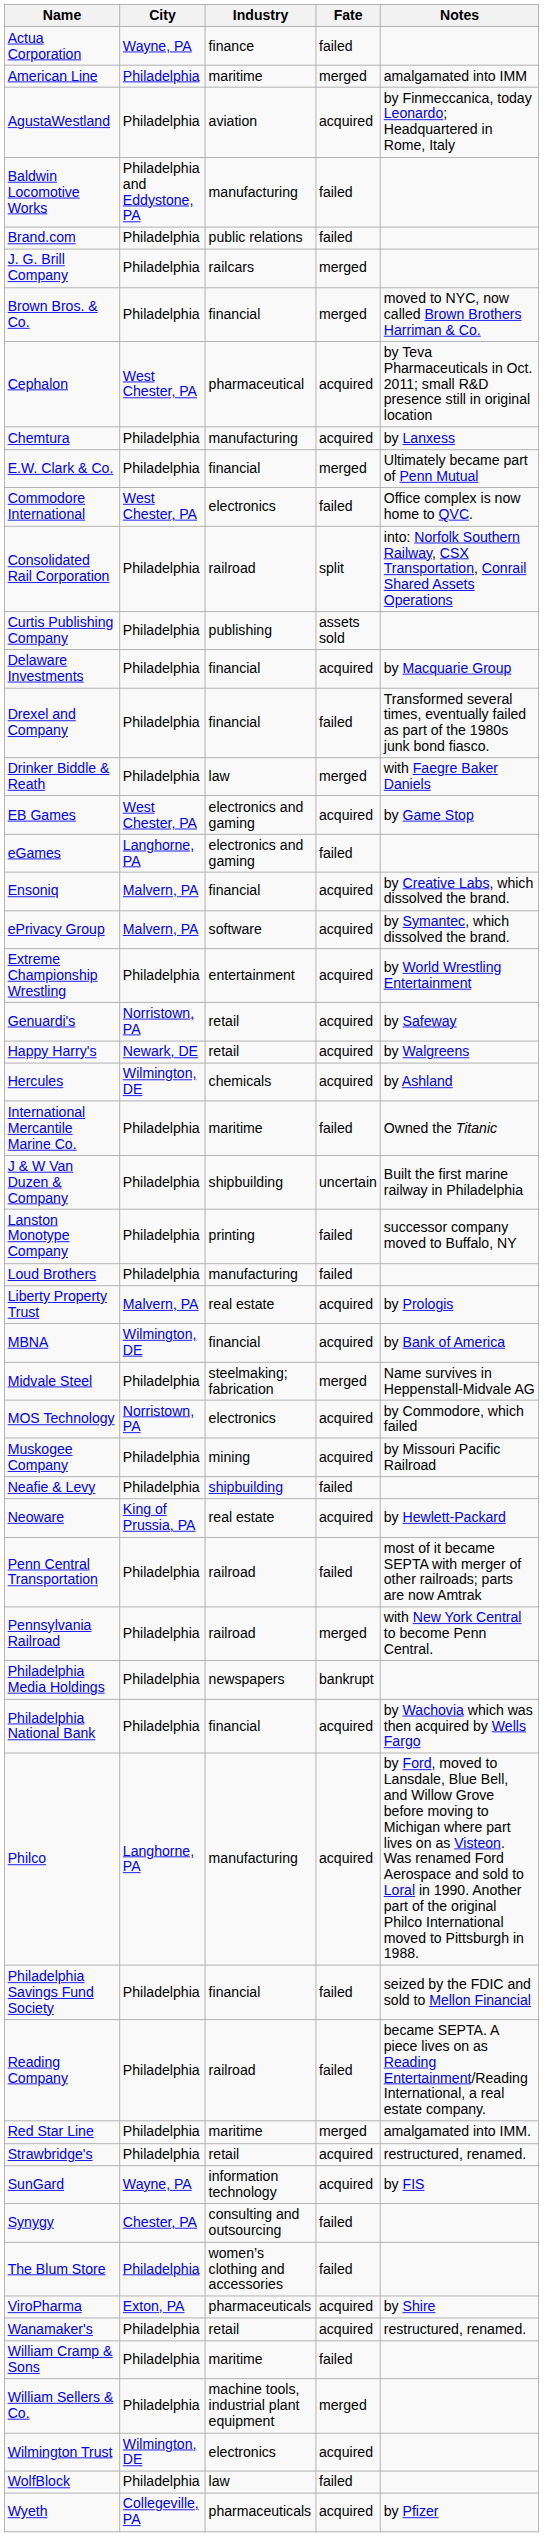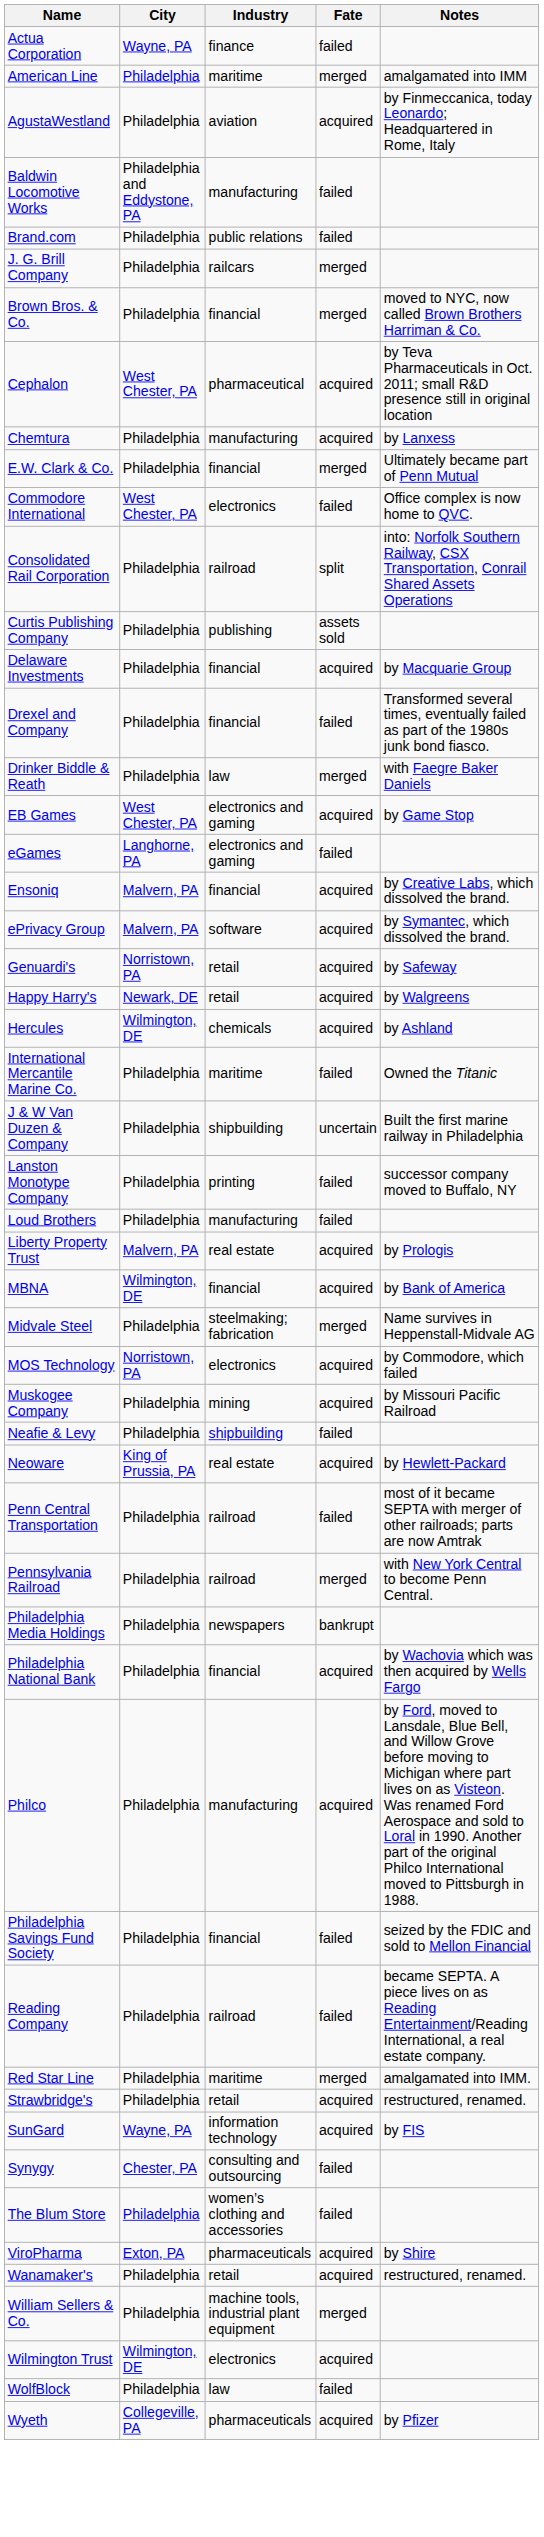- row: (53, 975)
(158, 1859) Langhorne, PA -> (161, 1805) Philadelphia
- row: (60, 2359)
